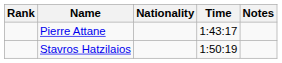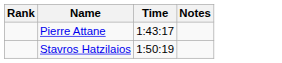- column: (165, 13)
